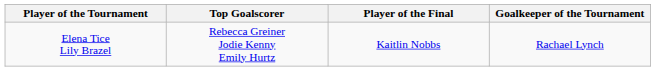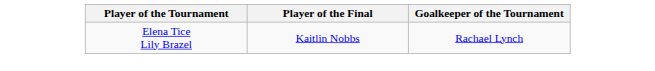- column: (247, 13)
